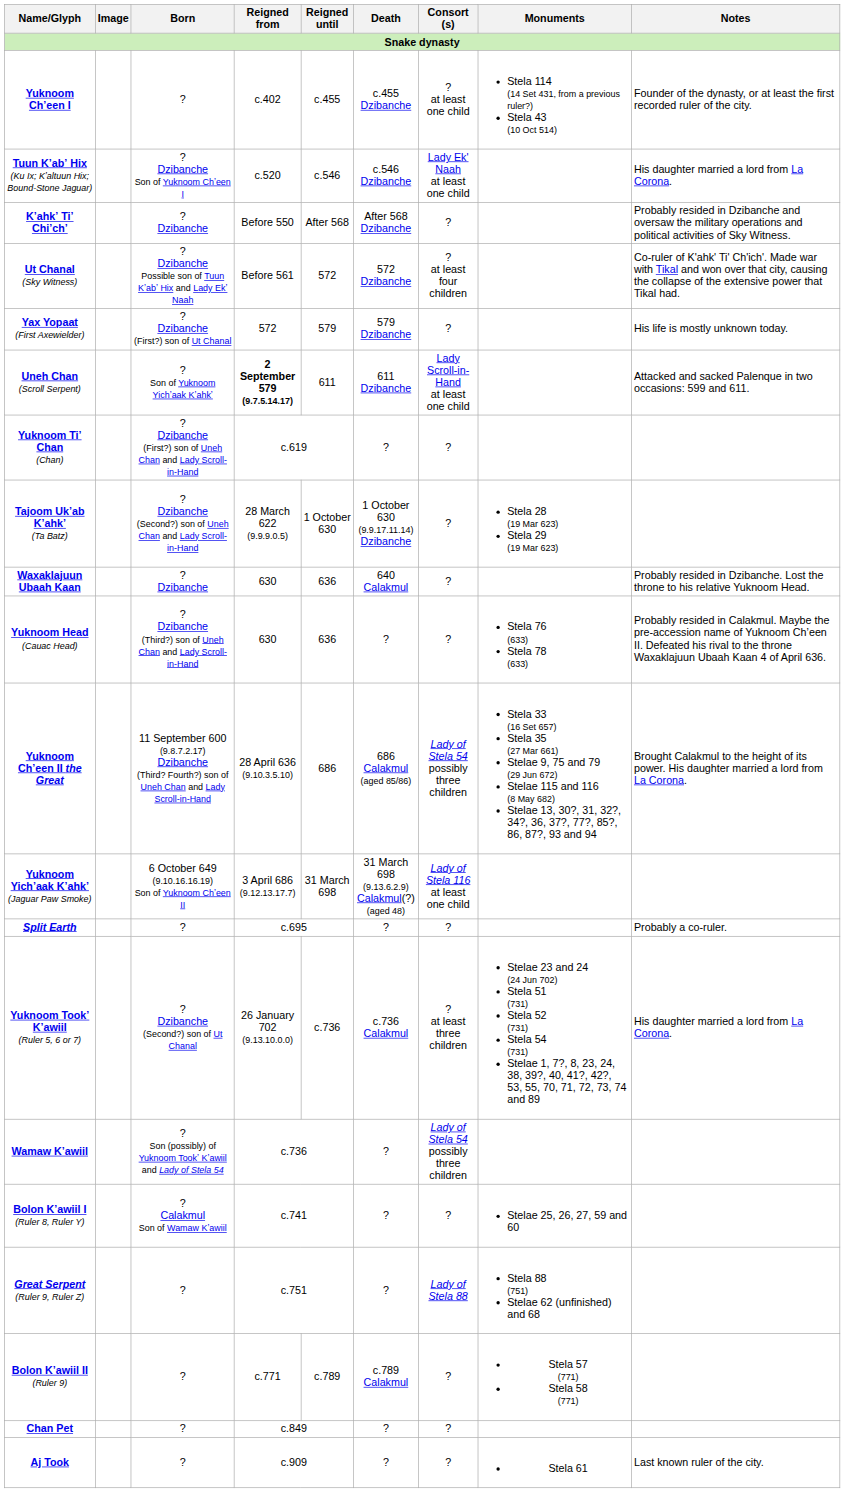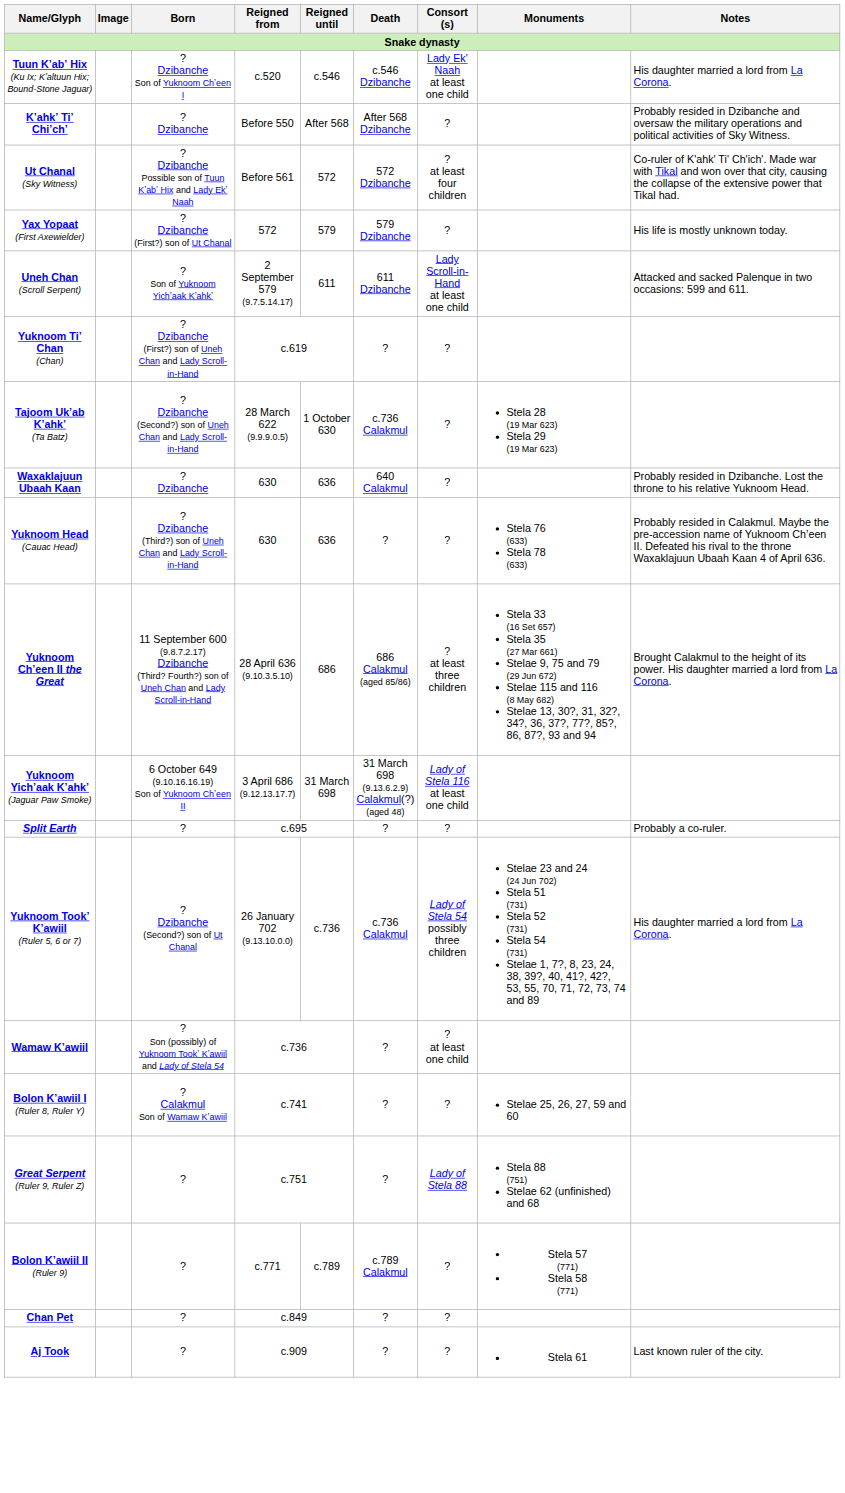- row: (50, 99)
(268, 382) bold -> (268, 283) normal
(386, 523) 1 October 630 (9.9.17.11.14) Dzibanche -> (385, 425) c.736 Calakmul
(448, 768) Lady of Stela 54 possibly three children -> (447, 669) ? at least three children
(448, 1027) ? at least three children -> (447, 929) Lady of Stela 54 possibly three children
(448, 1152) Lady of Stela 54 possibly three children -> (447, 1047) ? at least one child
